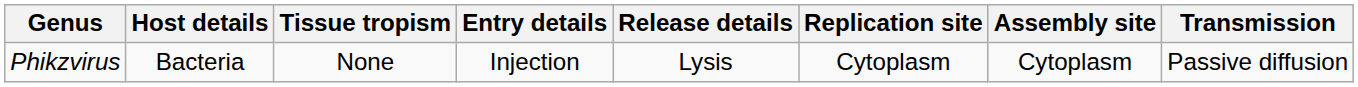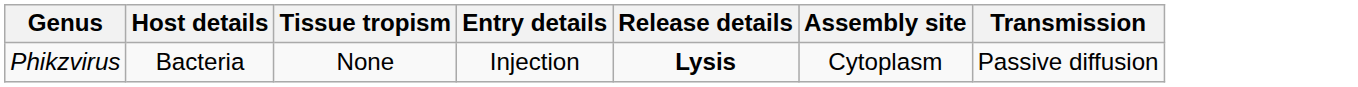- column: (893, 23)
(706, 61) normal -> (706, 61) bold
